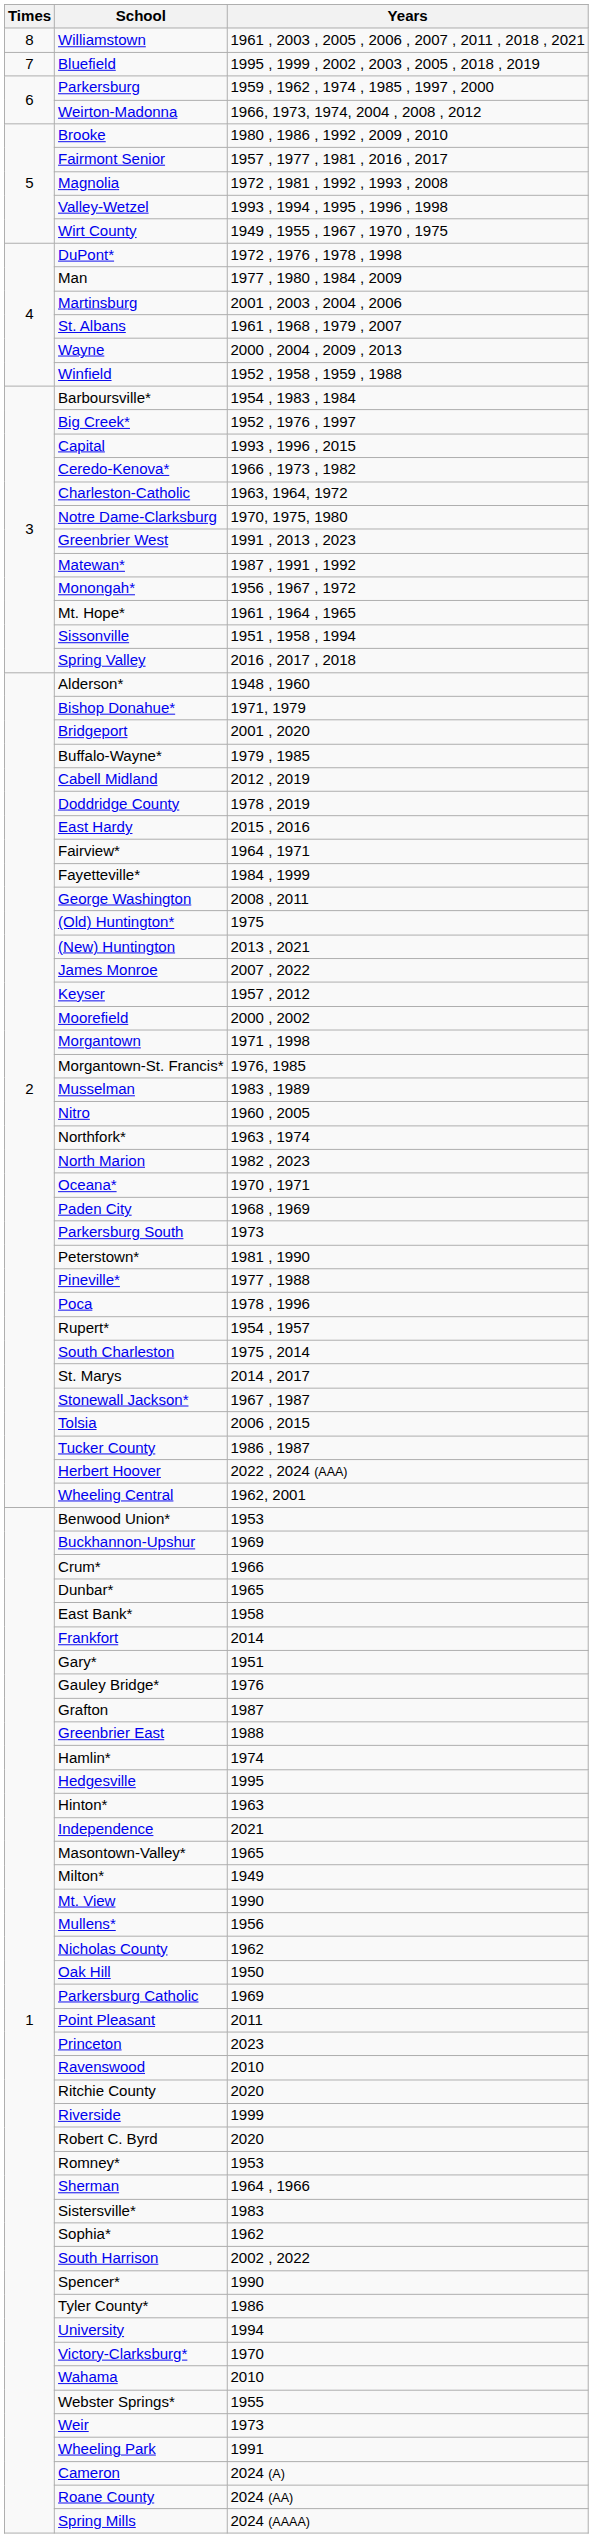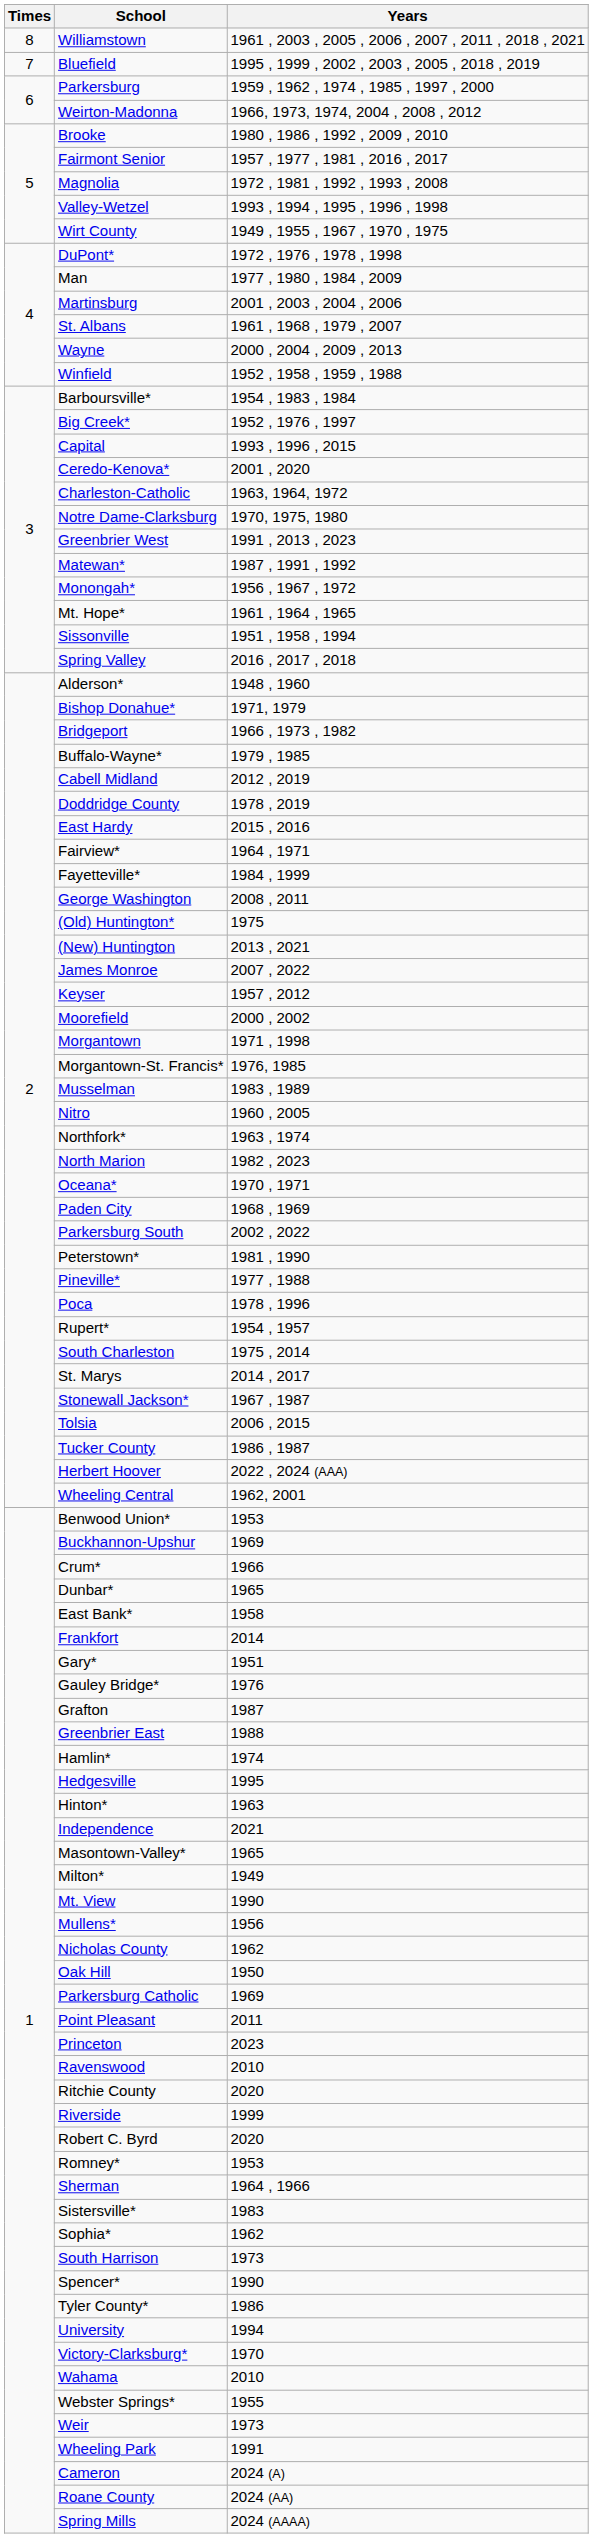(293, 469) 1966 , 1973 , 1982 -> (270, 469) 2001 , 2020
(270, 732) 2001 , 2020 -> (293, 732) 1966 , 1973 , 1982
(247, 1232) 1973 -> (270, 1232) 2002 , 2022
(270, 2258) 2002 , 2022 -> (247, 2258) 1973
